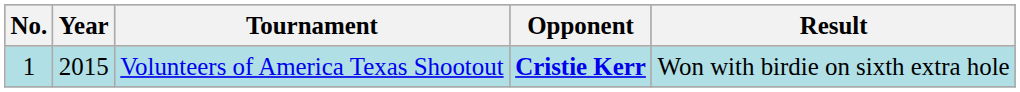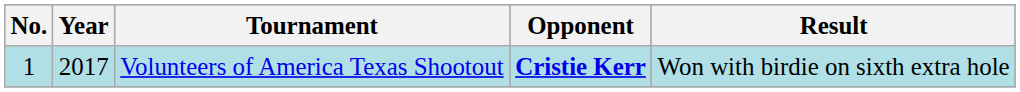(84, 66) 2015 -> (84, 66) 2017
